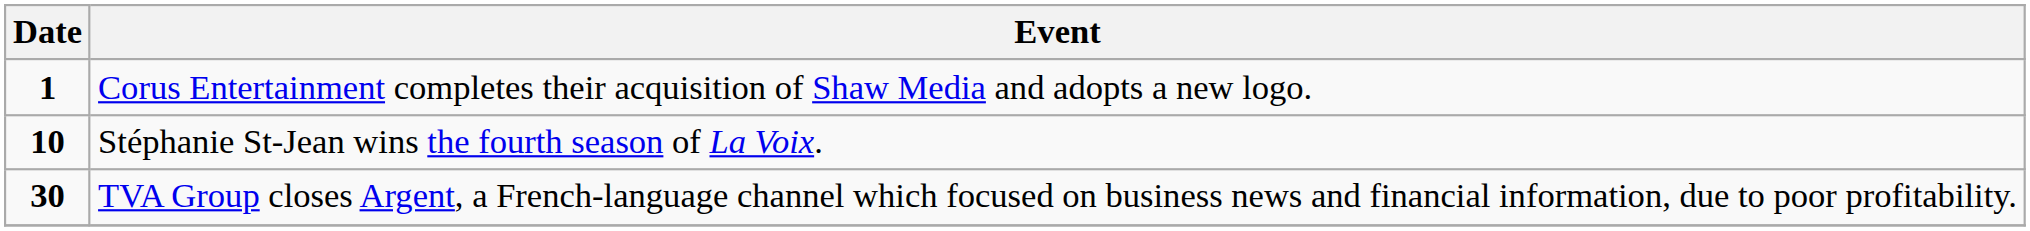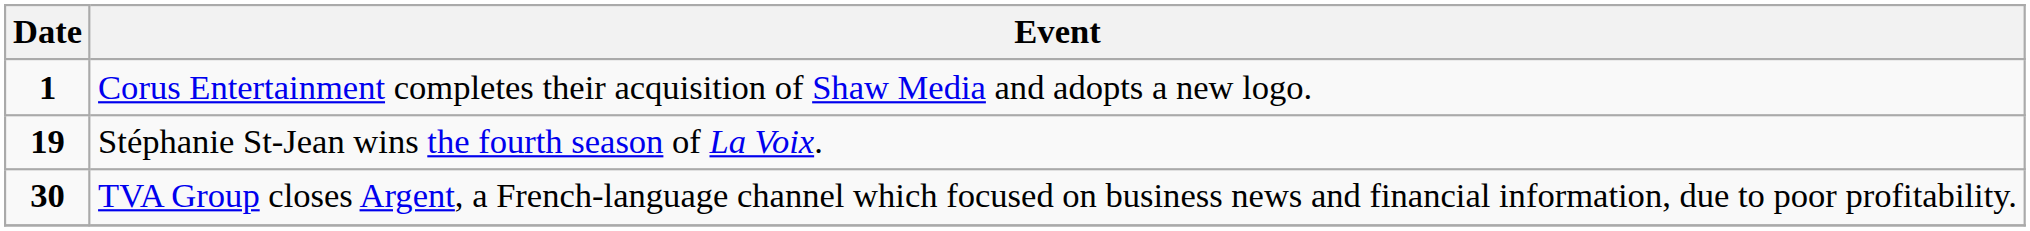(48, 141) 10 -> (48, 141) 19
